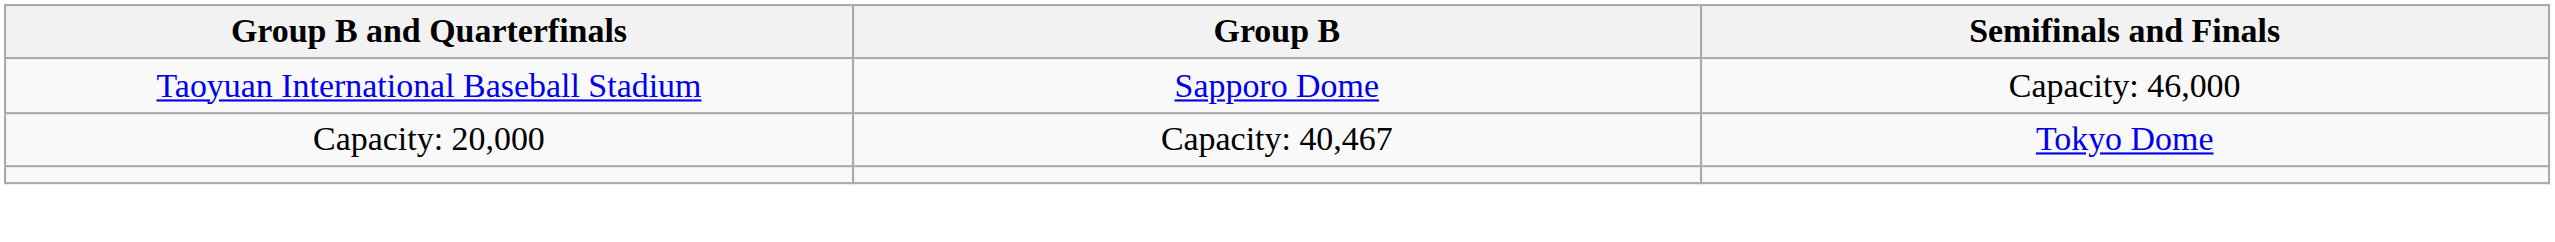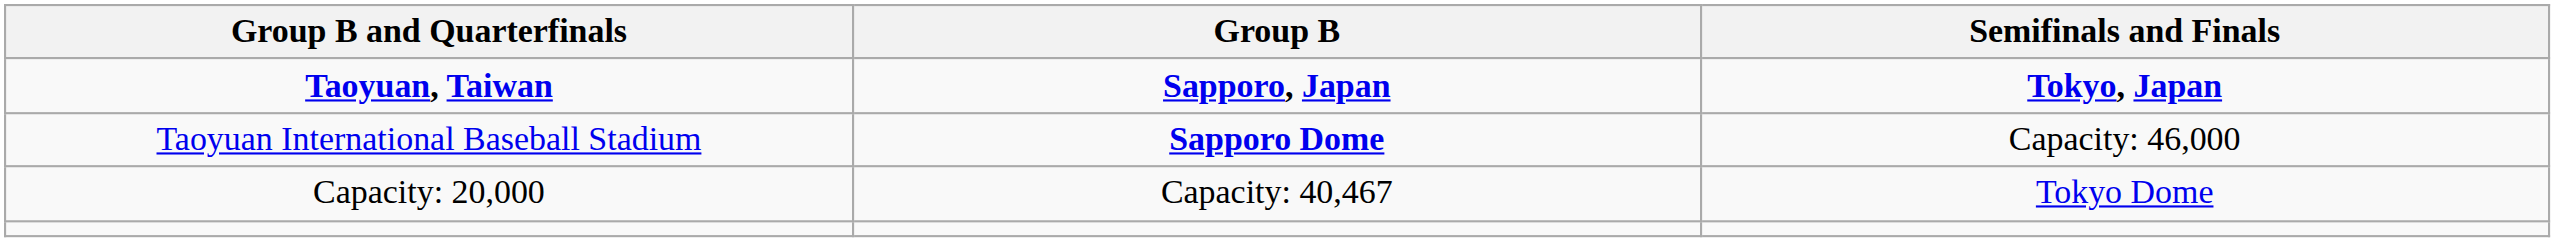+ row: (429, 85)
(1277, 85) normal -> (1277, 138) bold
